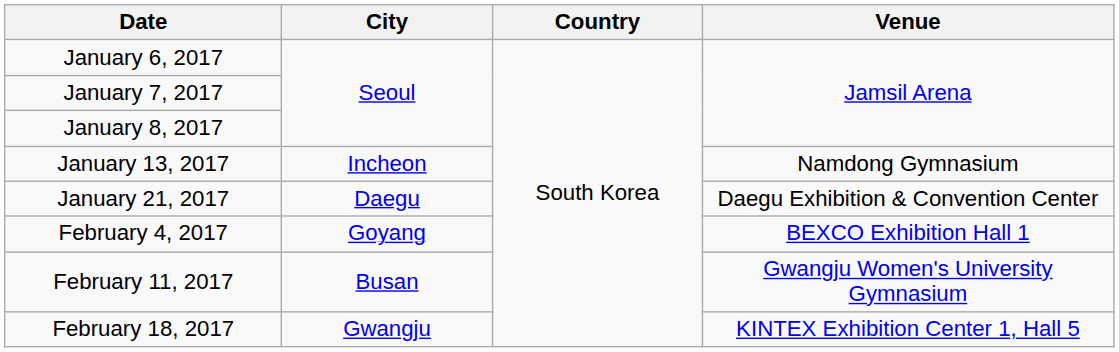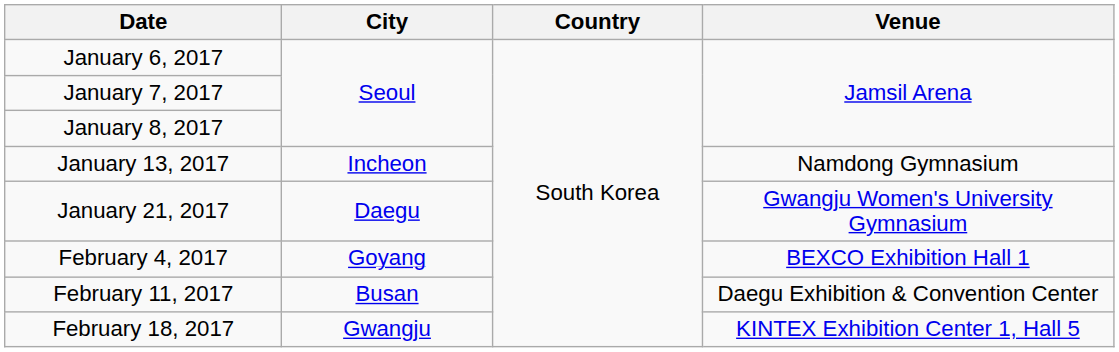(908, 198) Daegu Exhibition & Convention Center -> (908, 211) Gwangju Women's University Gymnasium
(908, 281) Gwangju Women's University Gymnasium -> (908, 294) Daegu Exhibition & Convention Center
